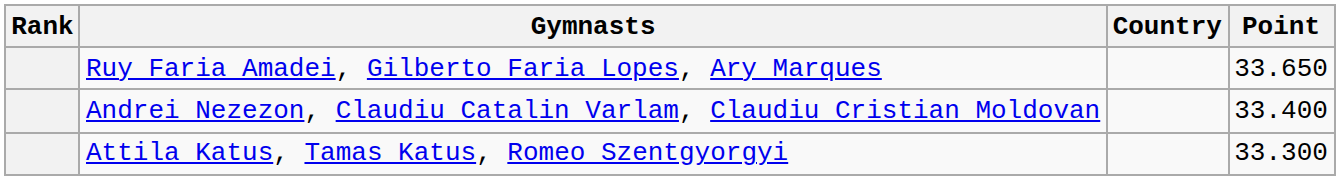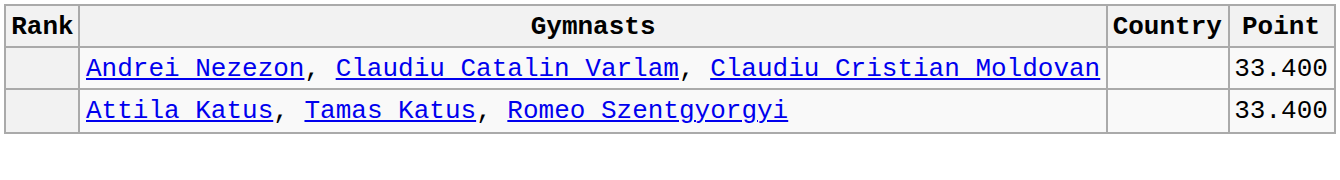- row: (484, 69)
(1281, 153) 33.300 -> (1281, 111) 33.400
